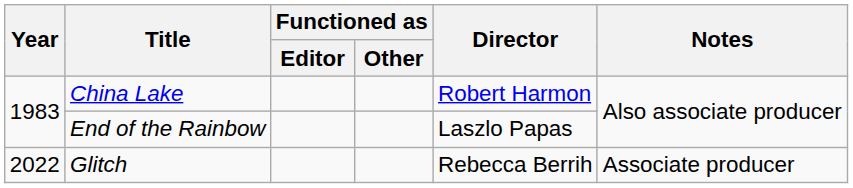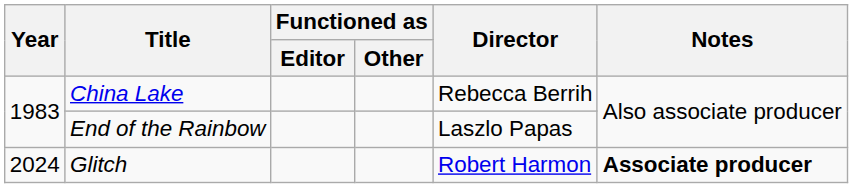(515, 93) Robert Harmon -> (515, 93) Rebecca Berrih
(35, 164) 2022 -> (35, 164) 2024
(515, 164) Rebecca Berrih -> (515, 164) Robert Harmon
(699, 164) normal -> (707, 164) bold
